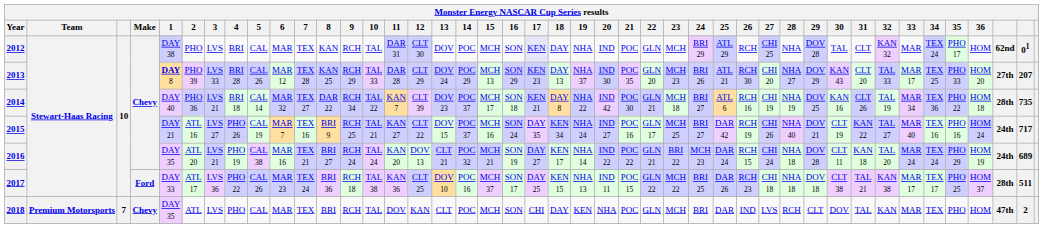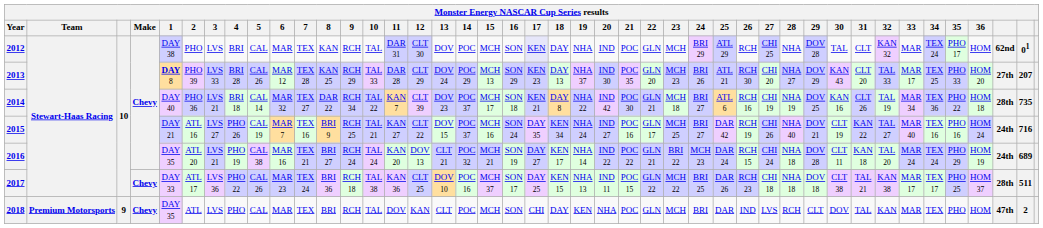(1025, 129) 717 -> (1025, 129) 716
(145, 183) Ford -> (145, 183) Chevy
(124, 210) 7 -> (124, 210) 9
